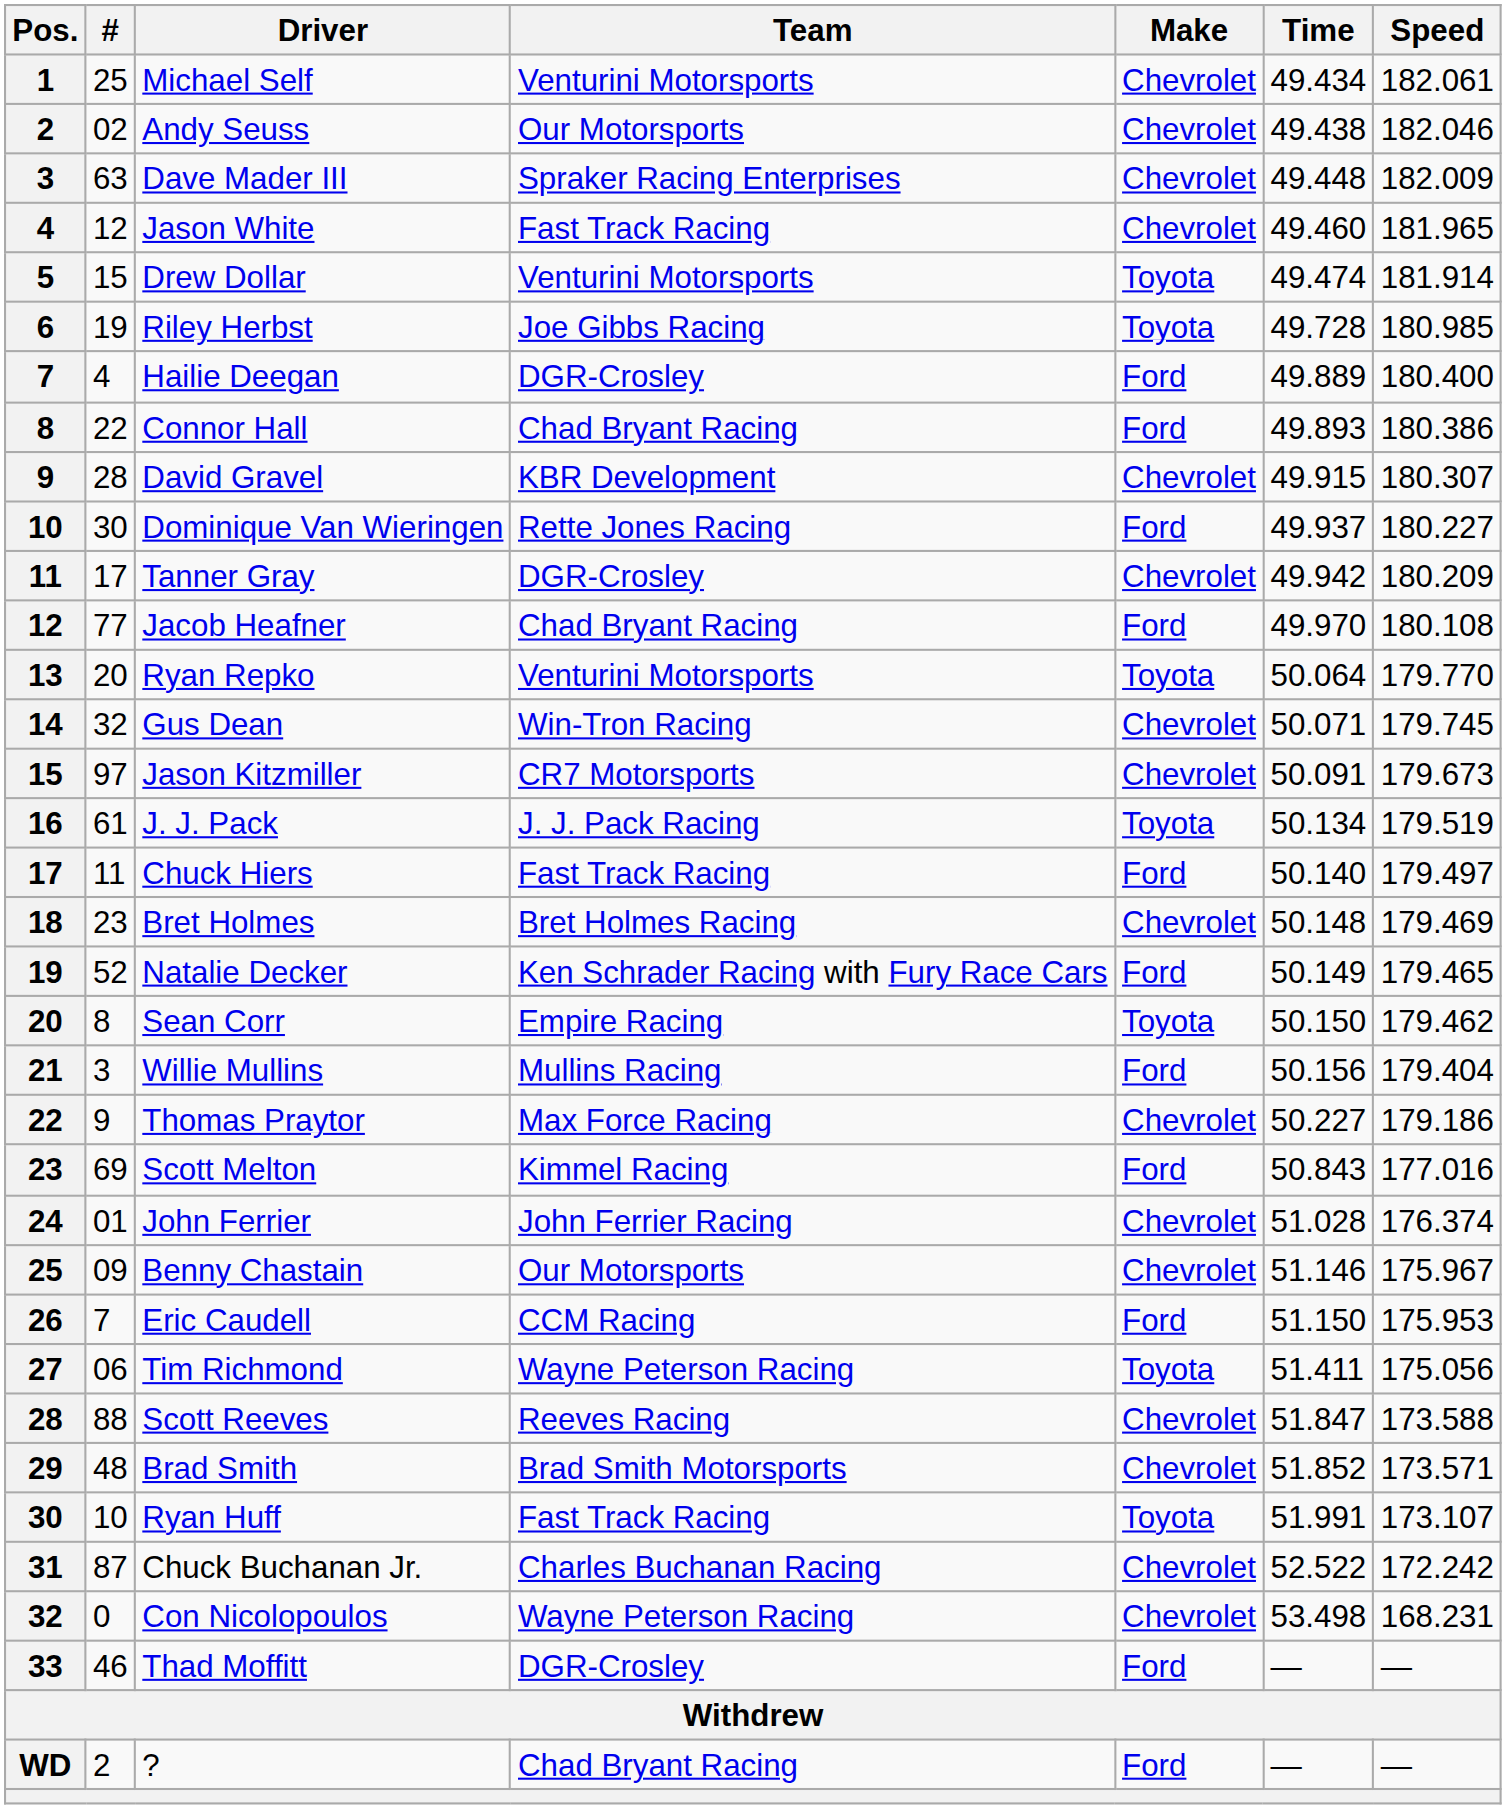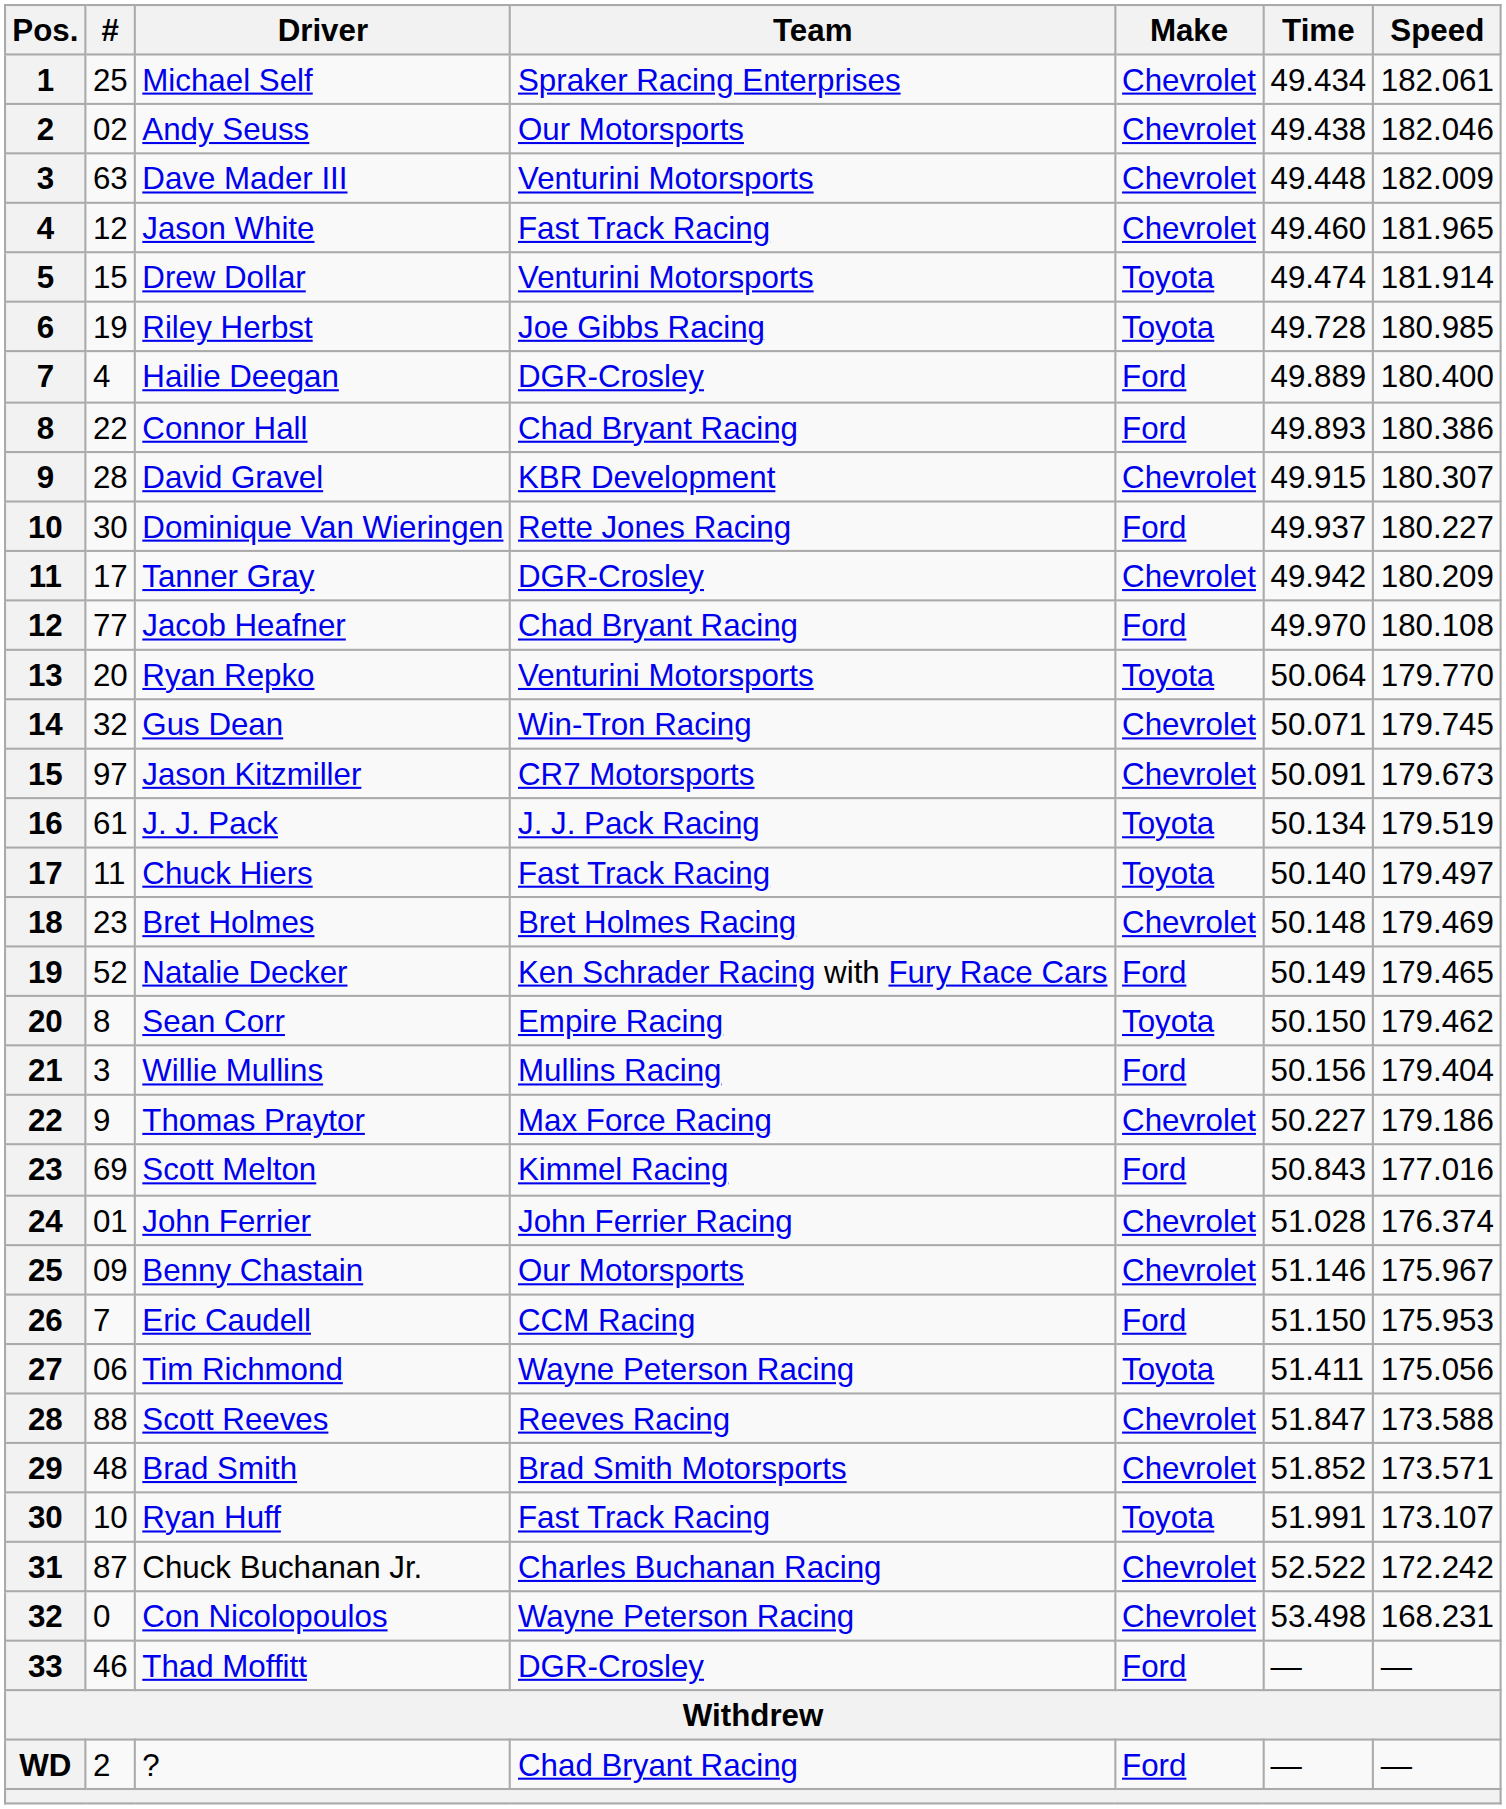(666, 80) Venturini Motorsports -> (709, 80) Spraker Racing Enterprises
(709, 179) Spraker Racing Enterprises -> (666, 179) Venturini Motorsports
(1154, 873) Ford -> (1168, 873) Toyota
